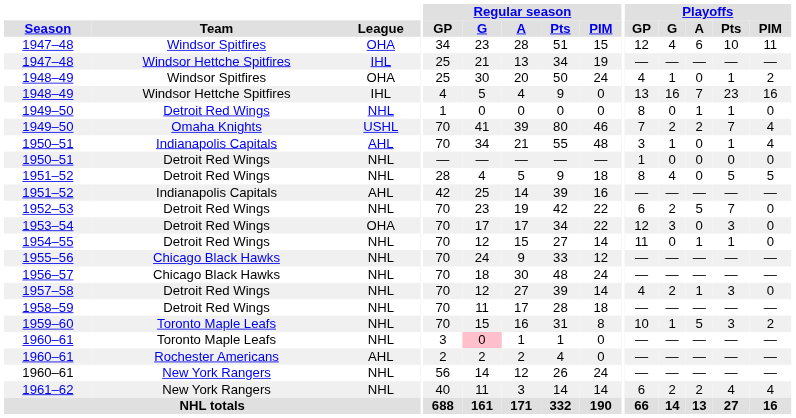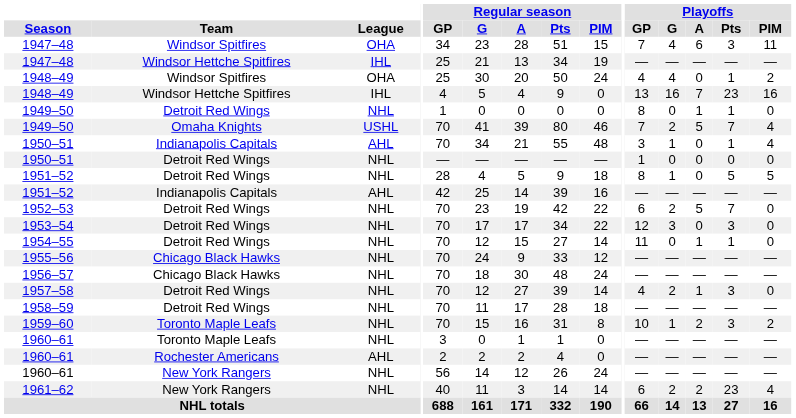(642, 45) 12 -> (641, 45) 7
(731, 45) 10 -> (731, 45) 3
(672, 77) 1 -> (672, 77) 4
(699, 127) 2 -> (699, 127) 5
(672, 176) 4 -> (672, 176) 1
(381, 225) OHA -> (381, 225) NHL
(699, 323) 5 -> (699, 323) 2
(482, 340) pink background -> (482, 340) no background
(731, 389) 4 -> (731, 389) 23
